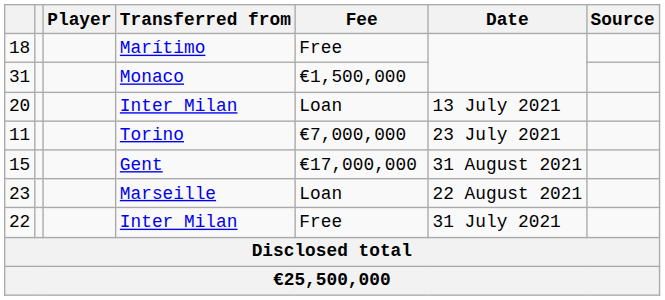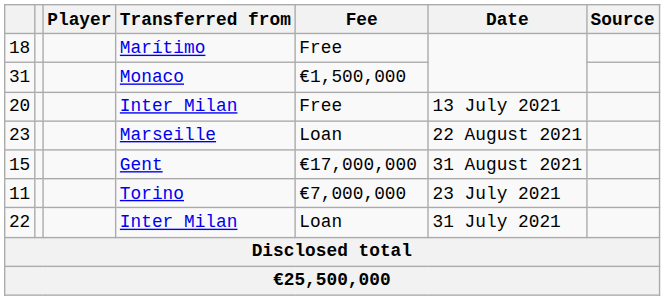(321, 106) Loan -> (321, 106) Free
rows swapped: (20, 135) <-> (20, 193)
(321, 222) Free -> (321, 222) Loan
